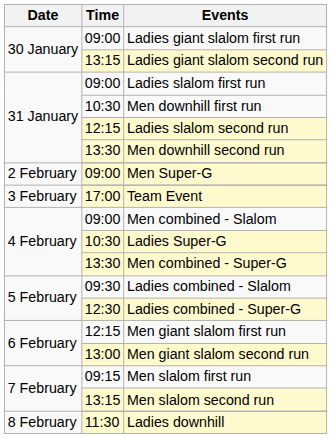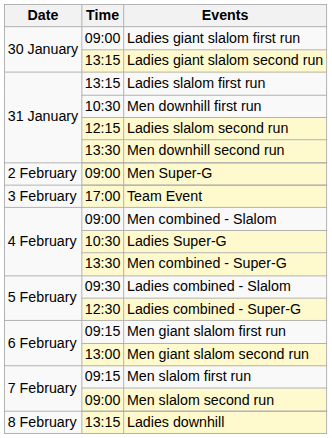(103, 83) 09:00 -> (103, 83) 13:15
(103, 331) 12:15 -> (103, 331) 09:15
(103, 399) 13:15 -> (103, 399) 09:00
(102, 422) 11:30 -> (103, 422) 13:15
